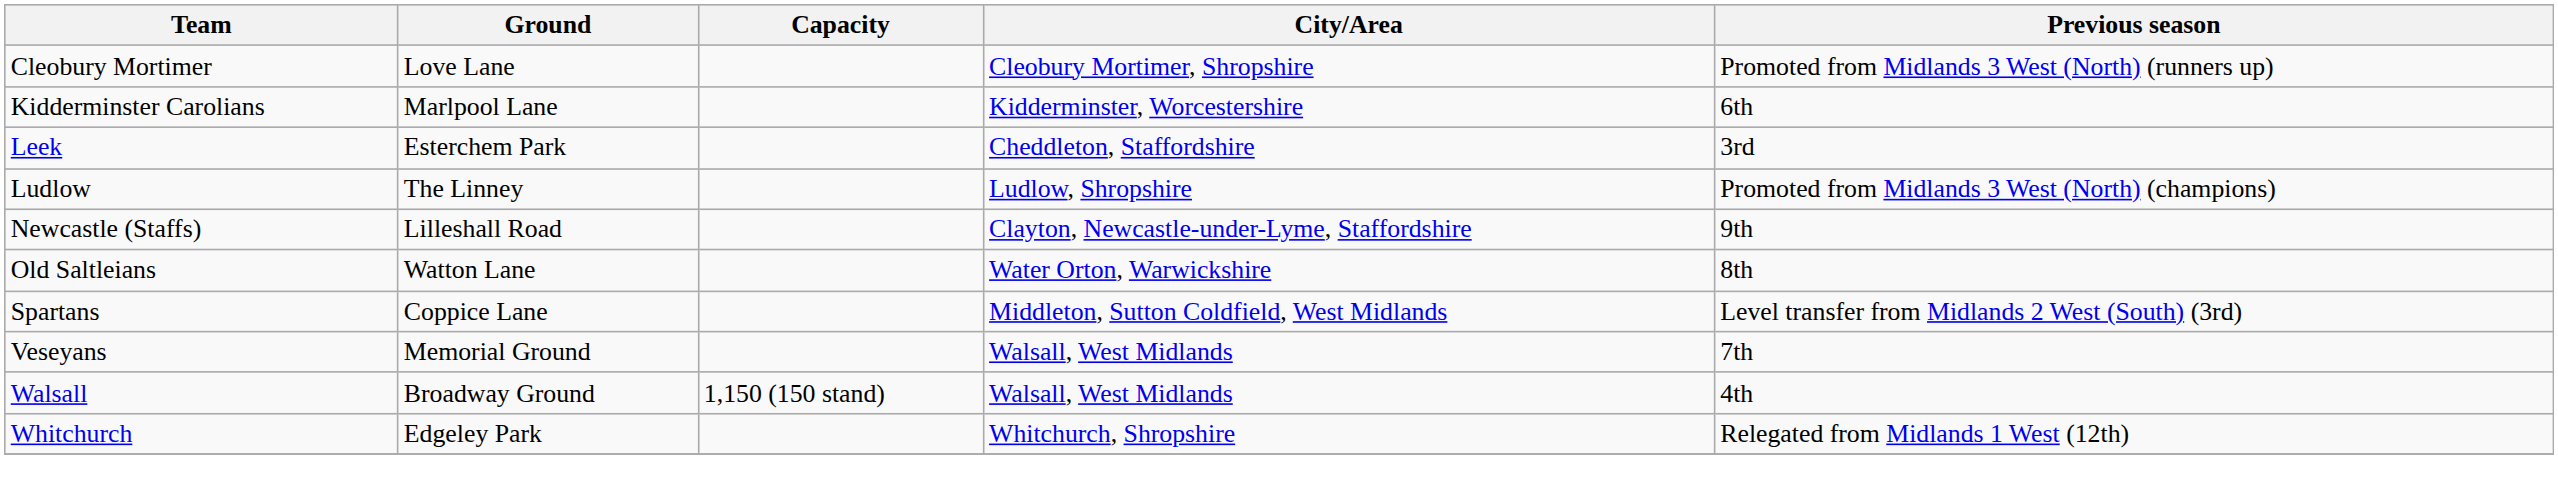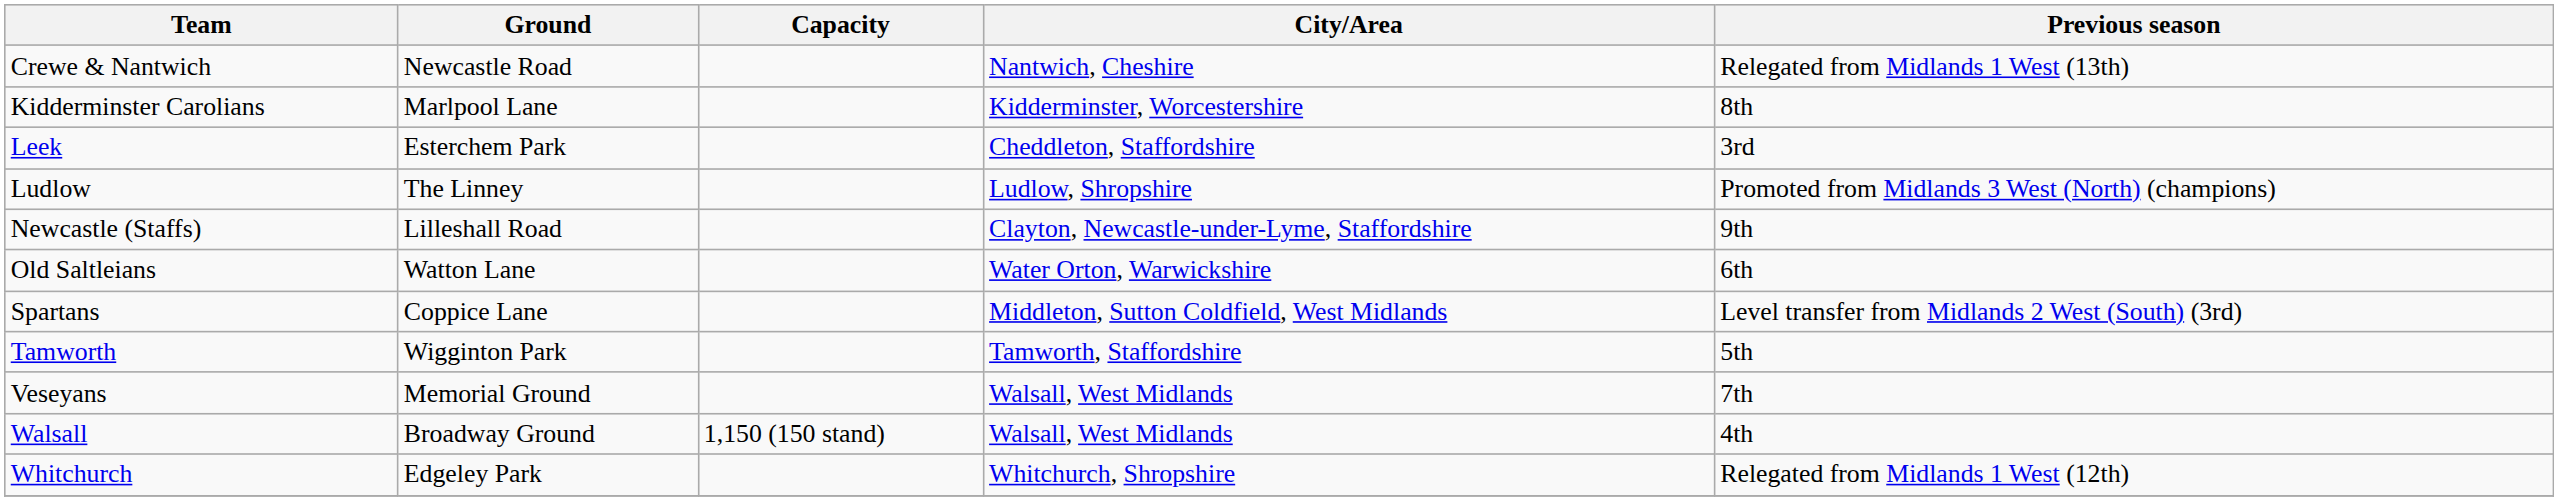- row: (111, 65)
+ row: (111, 65)
(1737, 106) 6th -> (1737, 106) 8th
(1737, 270) 8th -> (1737, 270) 6th
+ row: (63, 351)
